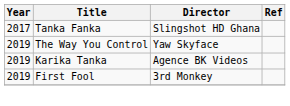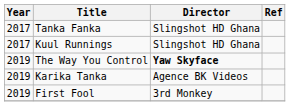+ row: (74, 45)
(186, 45) normal -> (186, 61) bold
